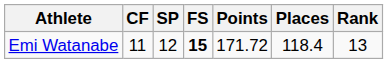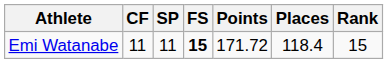(168, 45) 12 -> (168, 45) 11
(358, 45) 13 -> (358, 45) 15
